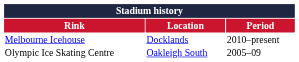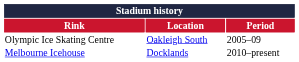rows swapped: (59, 53) <-> (45, 39)
